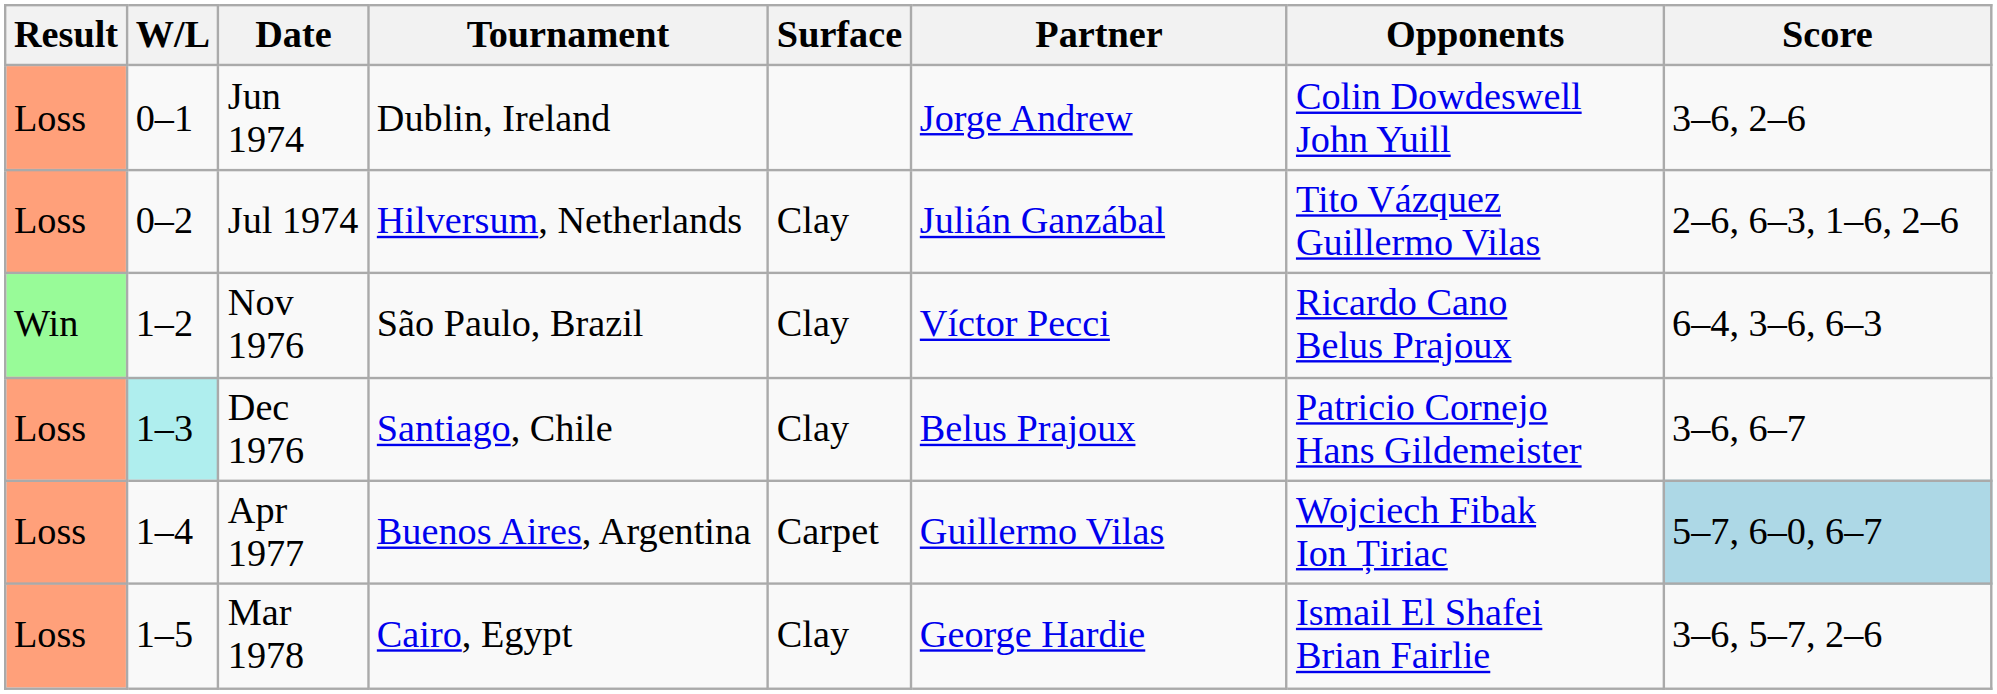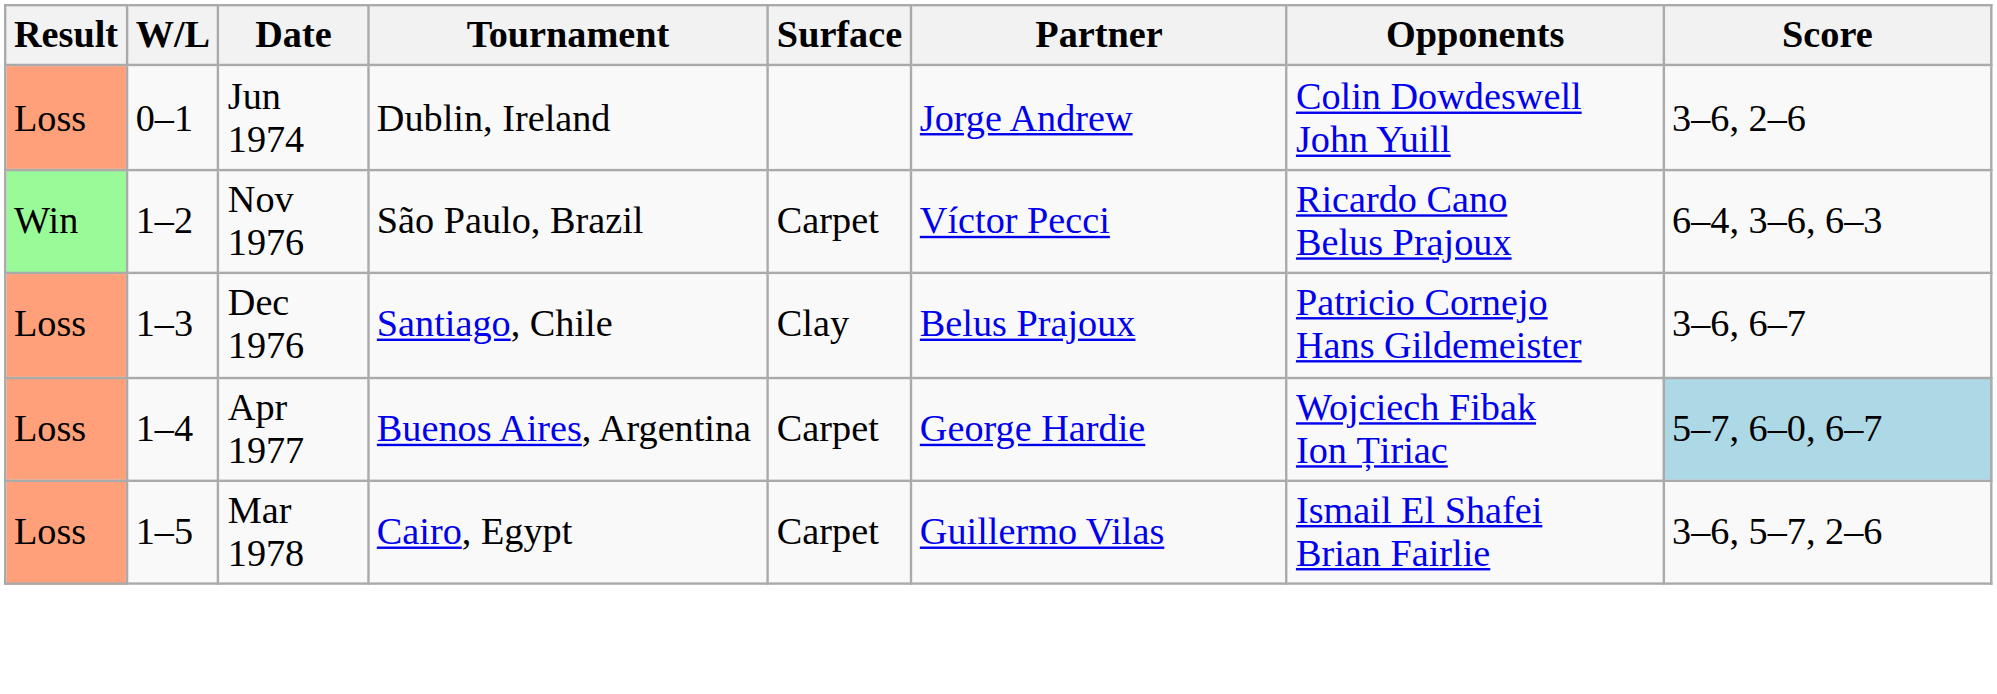- row: (293, 220)
(813, 324) Clay -> (828, 220) Carpet
(164, 427) paleturquoise background -> (164, 324) no background
(1042, 531) Guillermo Vilas -> (1033, 427) George Hardie
(813, 635) Clay -> (828, 531) Carpet
(1033, 635) George Hardie -> (1042, 531) Guillermo Vilas
